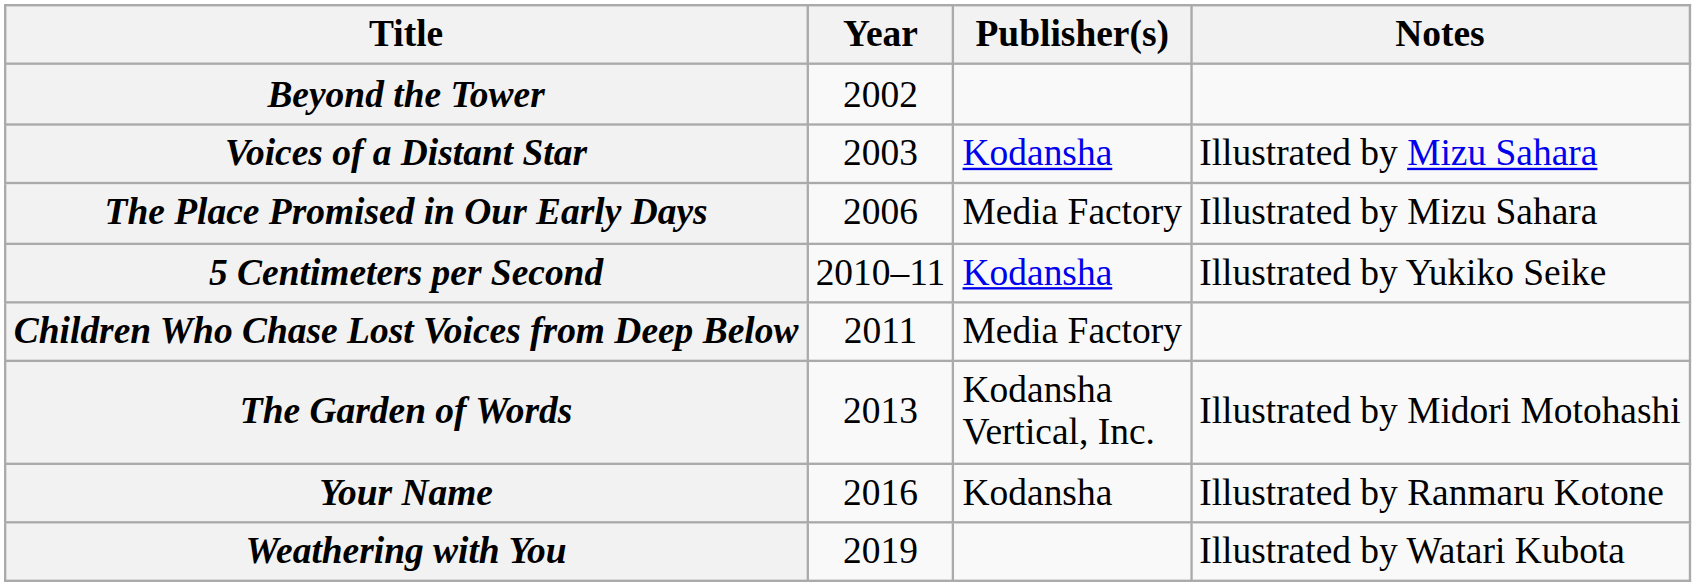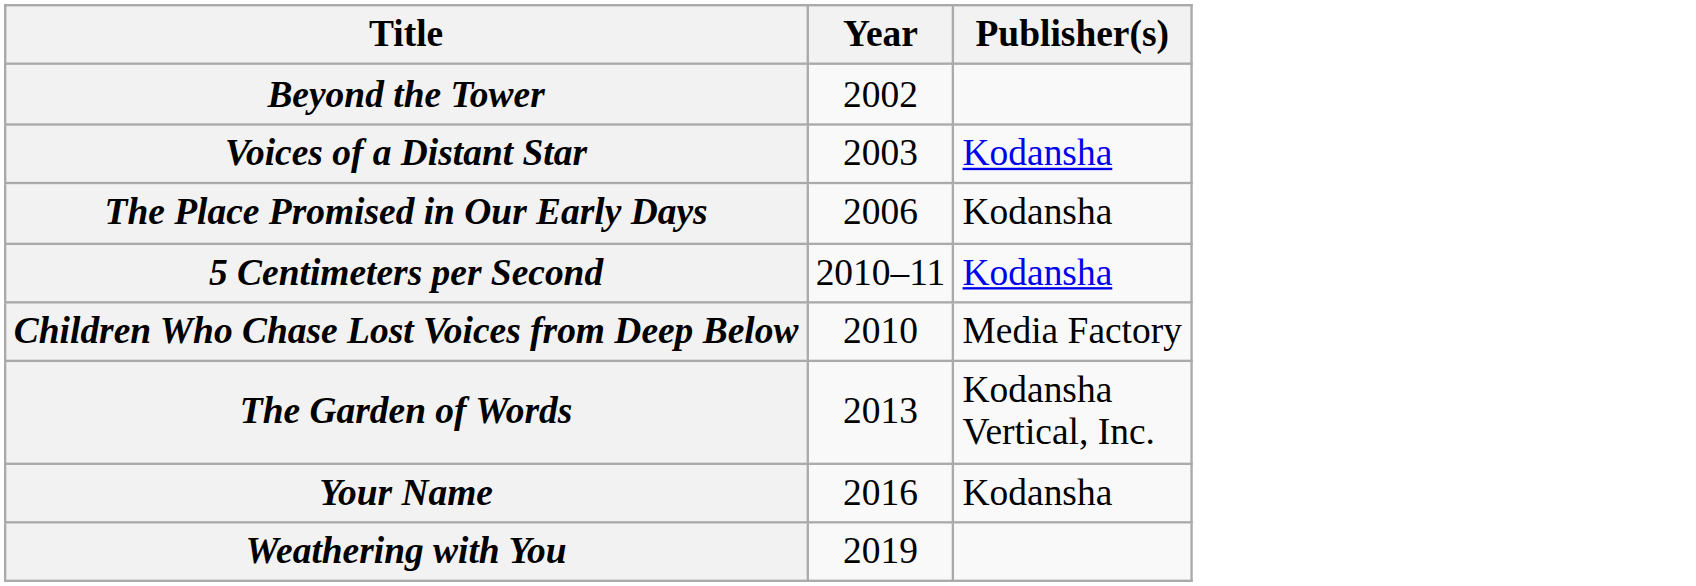- column: (1440, 34)
(1072, 212) Media Factory -> (1037, 212) Kodansha
(880, 331) 2011 -> (880, 331) 2010
